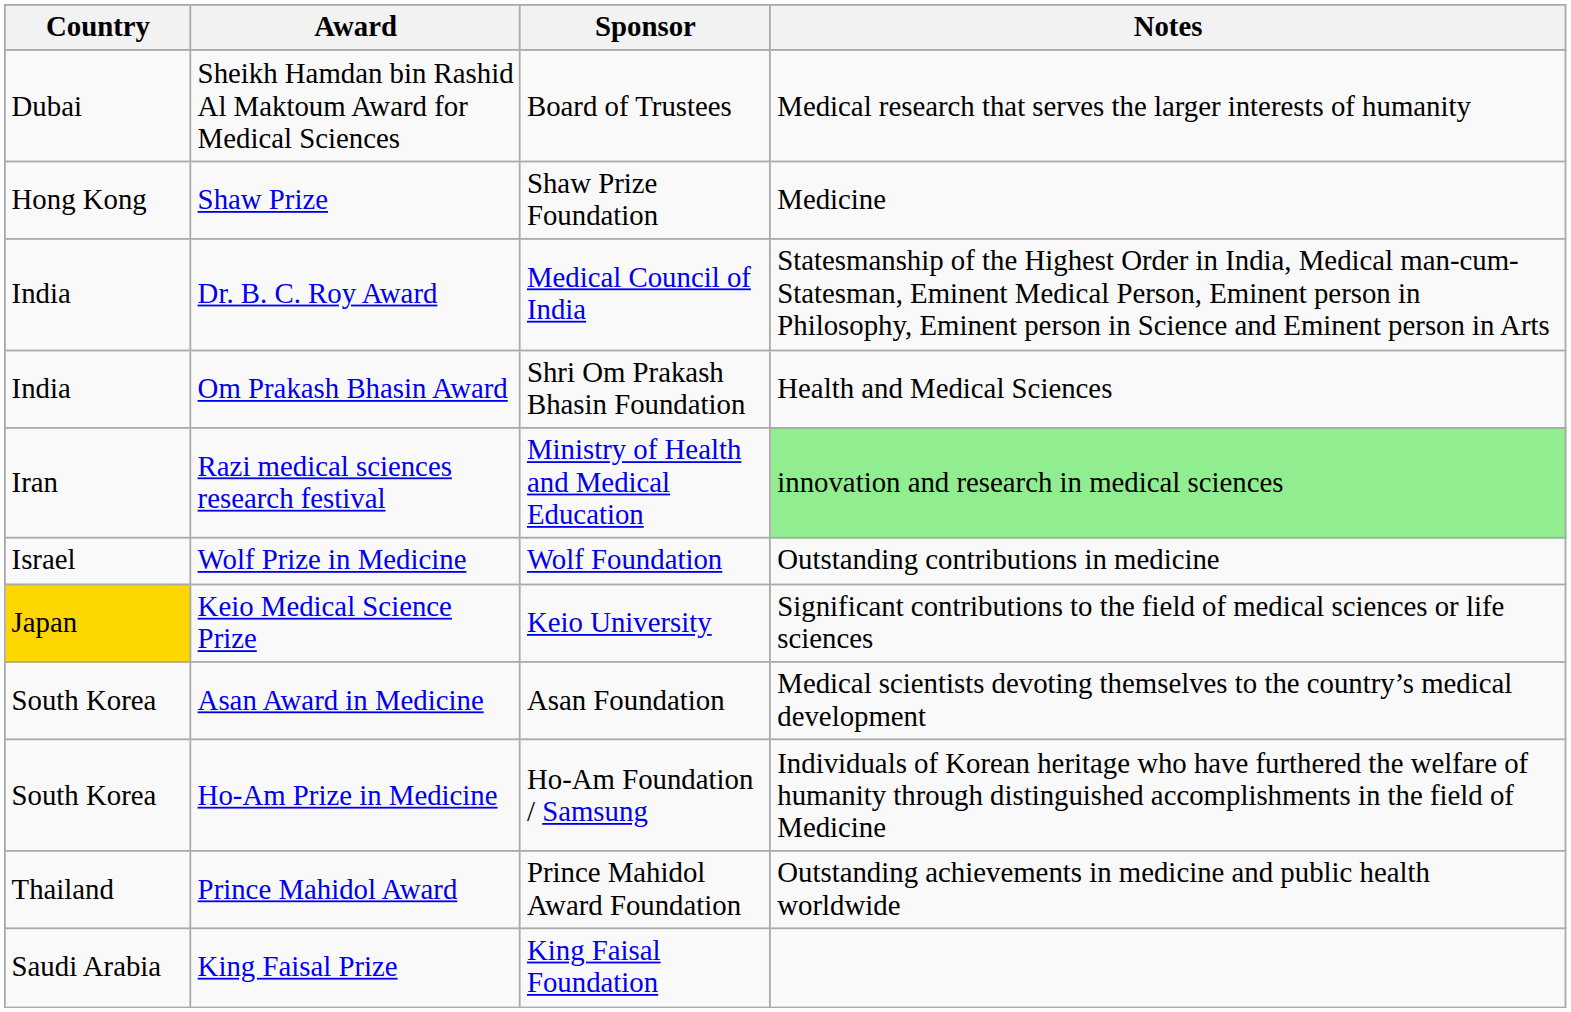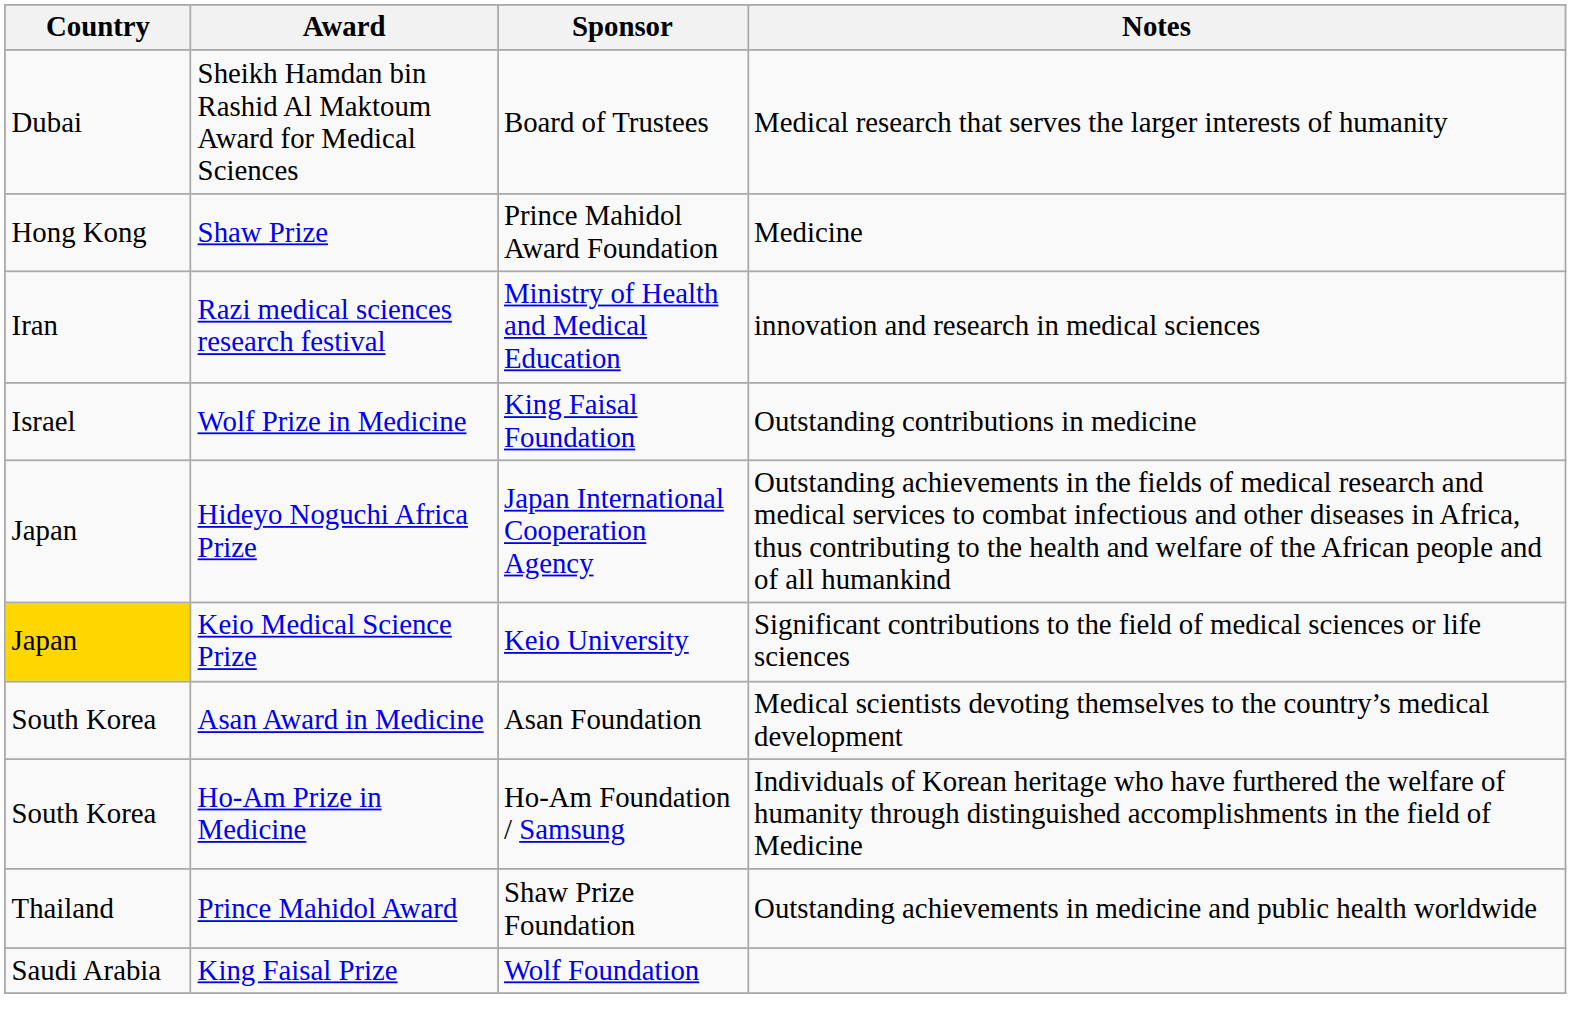(593, 199) Shaw Prize Foundation -> (611, 232) Prince Mahidol Award Foundation
- row: (317, 293)
- row: (353, 388)
(1030, 482) lightgreen background -> (1007, 326) no background
(625, 560) Wolf Foundation -> (571, 420) King Faisal Foundation
+ row: (333, 531)
(634, 889) Prince Mahidol Award Foundation -> (570, 908) Shaw Prize Foundation
(594, 967) King Faisal Foundation -> (602, 970) Wolf Foundation
